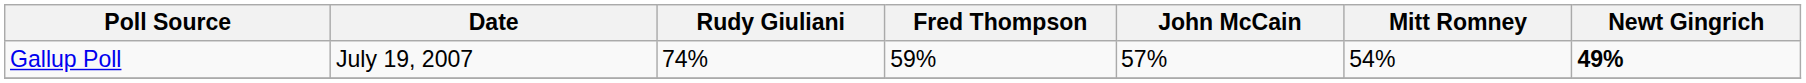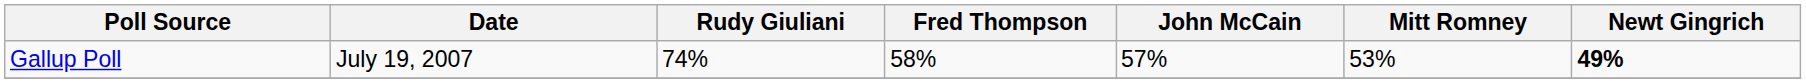(913, 59) 59% -> (913, 59) 58%
(1372, 59) 54% -> (1372, 59) 53%
